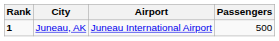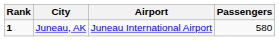(264, 28) 500 -> (264, 28) 580
